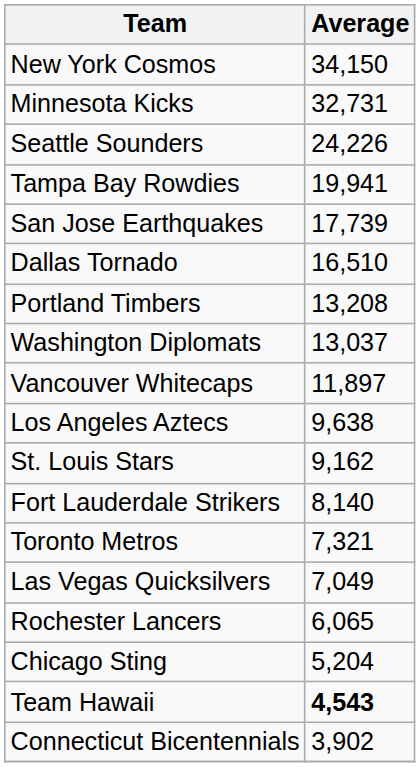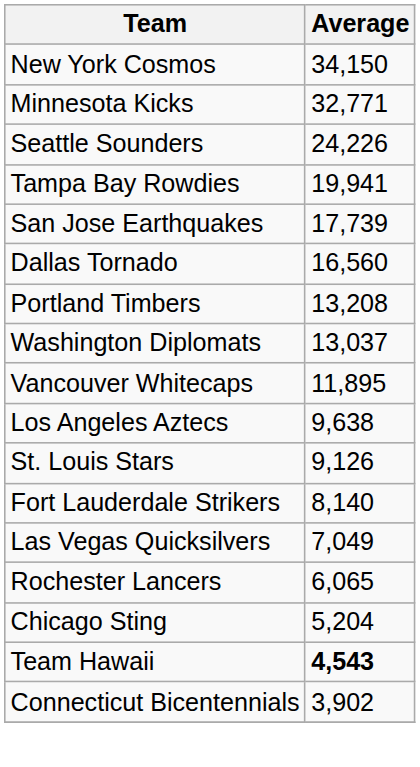(350, 104) 32,731 -> (350, 104) 32,771
(350, 263) 16,510 -> (350, 263) 16,560
(349, 382) 11,897 -> (349, 382) 11,895
(343, 462) 9,162 -> (343, 462) 9,126
- row: (94, 542)
